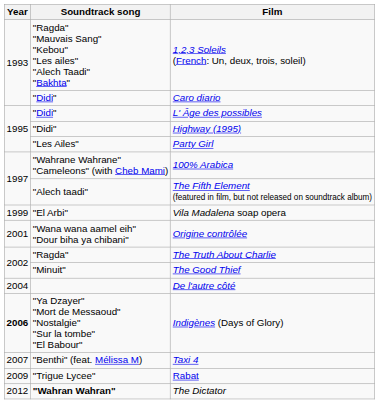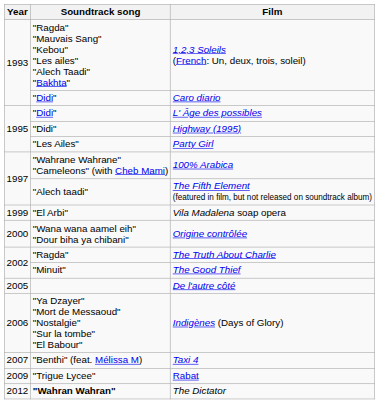(17, 233) 2001 -> (17, 233) 2000
(17, 285) 2004 -> (17, 285) 2005
(17, 323) bold -> (17, 323) normal
